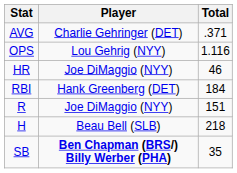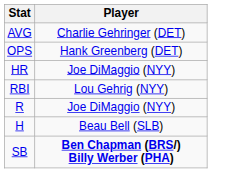- column: (215, 13)
(118, 51) Lou Gehrig (NYY) -> (121, 51) Hank Greenberg (DET)
(118, 88) Hank Greenberg (DET) -> (121, 88) Lou Gehrig (NYY)
